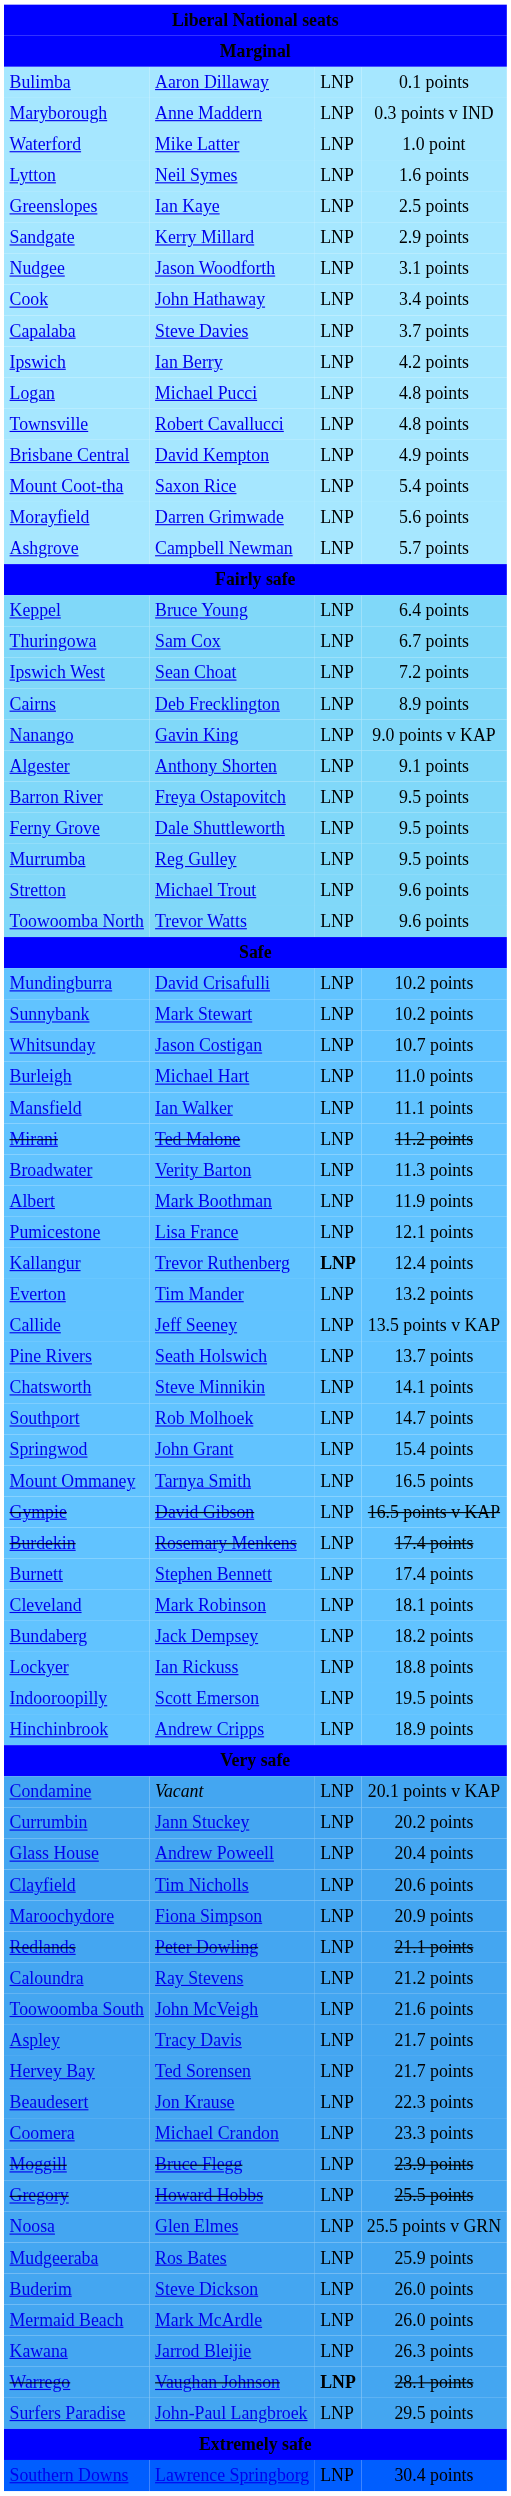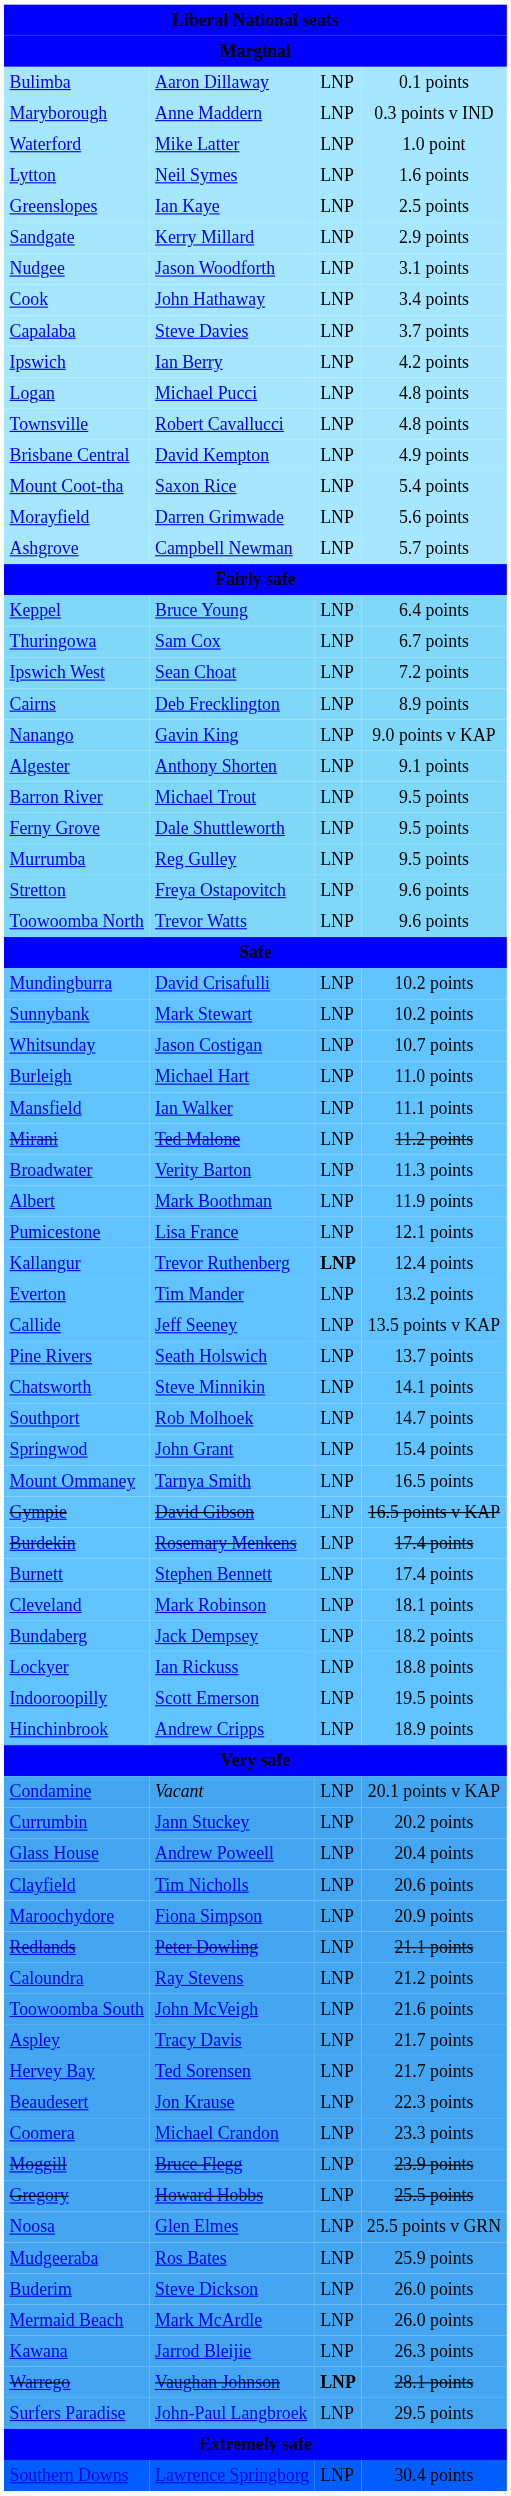(220, 797) Freya Ostapovitch -> (206, 797) Michael Trout
(206, 890) Michael Trout -> (220, 890) Freya Ostapovitch
